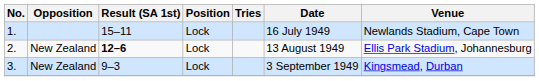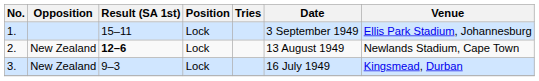(298, 31) 16 July 1949 -> (312, 31) 3 September 1949
(441, 31) Newlands Stadium, Cape Town -> (448, 31) Ellis Park Stadium, Johannesburg
(448, 48) Ellis Park Stadium, Johannesburg -> (441, 48) Newlands Stadium, Cape Town
(312, 66) 3 September 1949 -> (298, 66) 16 July 1949
